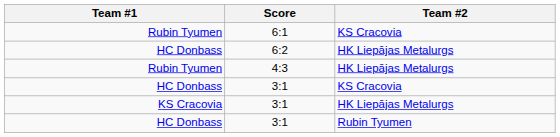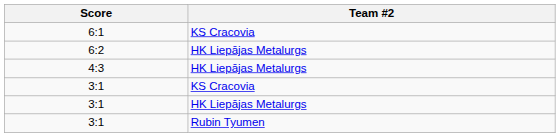- column: (115, 13)
